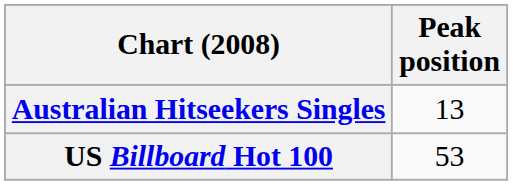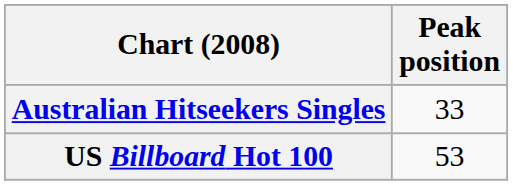(450, 108) 13 -> (450, 108) 33
